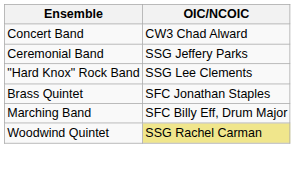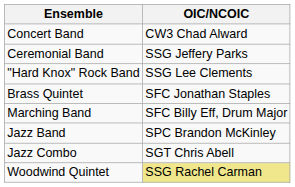+ row: (36, 133)
+ row: (42, 152)
